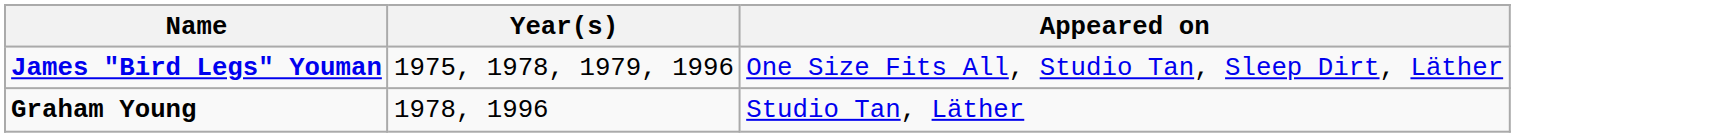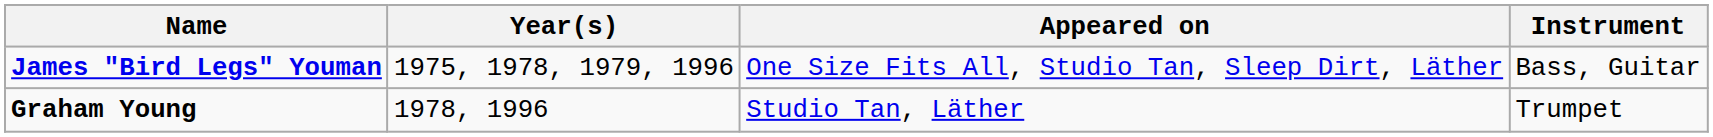+ column: (1608, 26)
